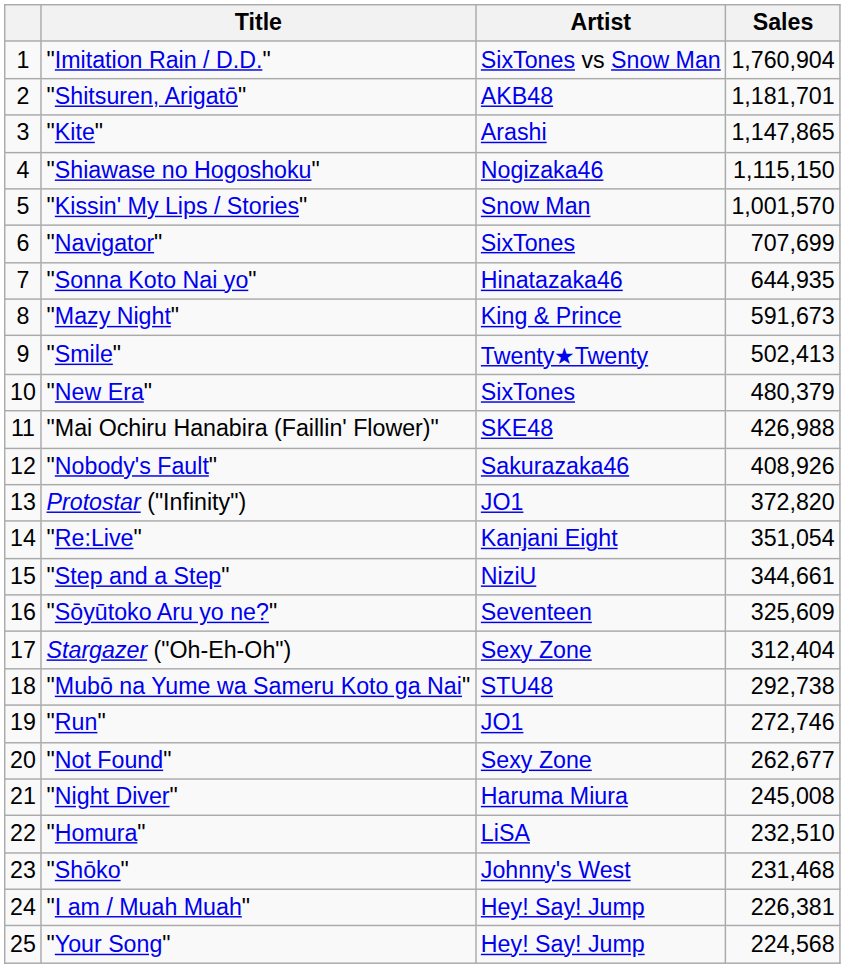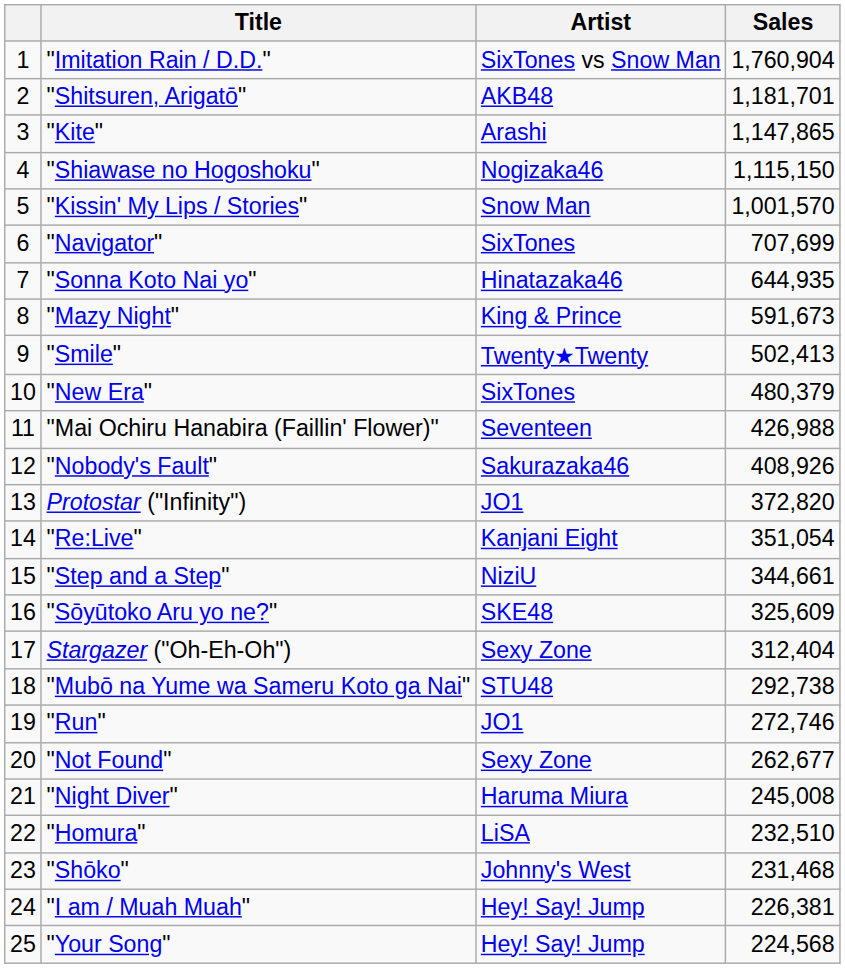(517, 429) SKE48 -> (536, 429) Seventeen
(536, 613) Seventeen -> (517, 613) SKE48
